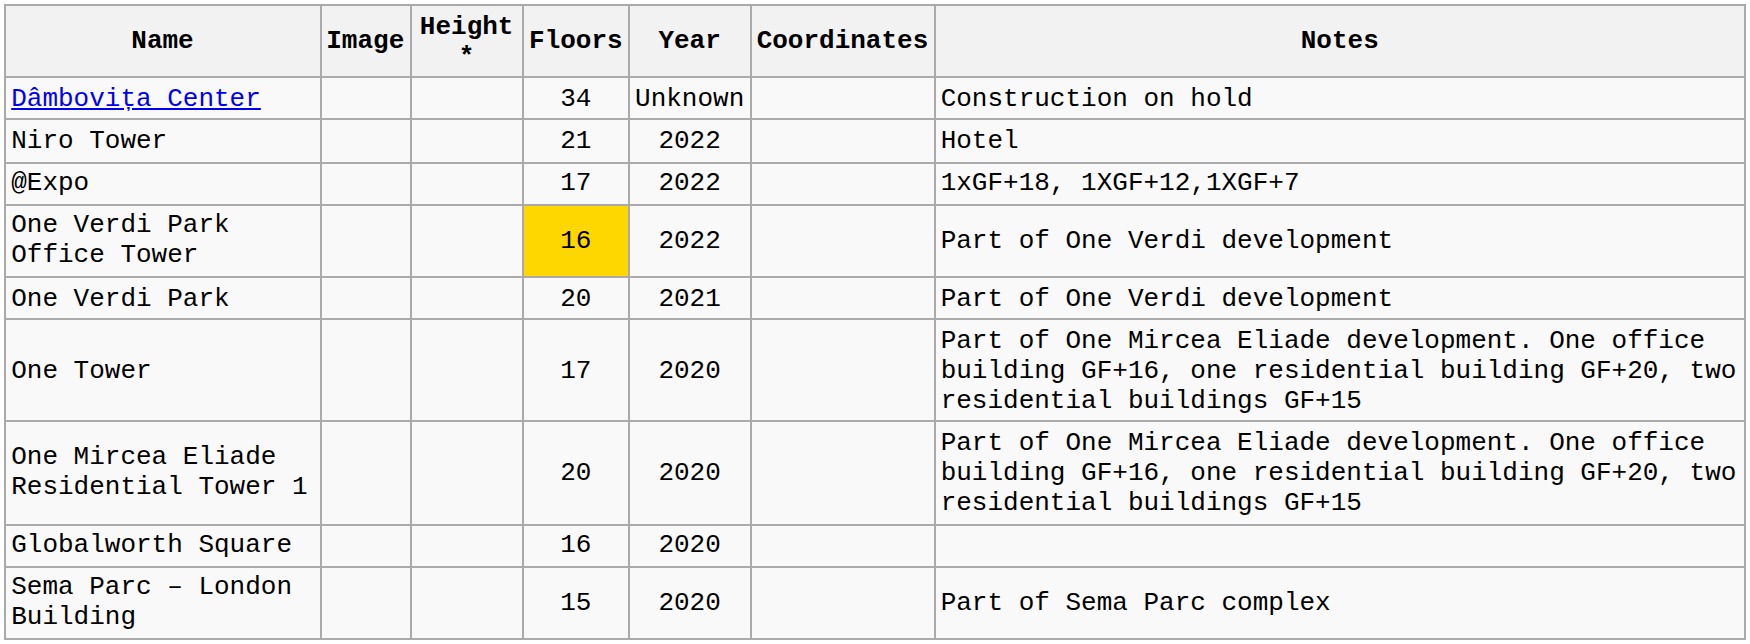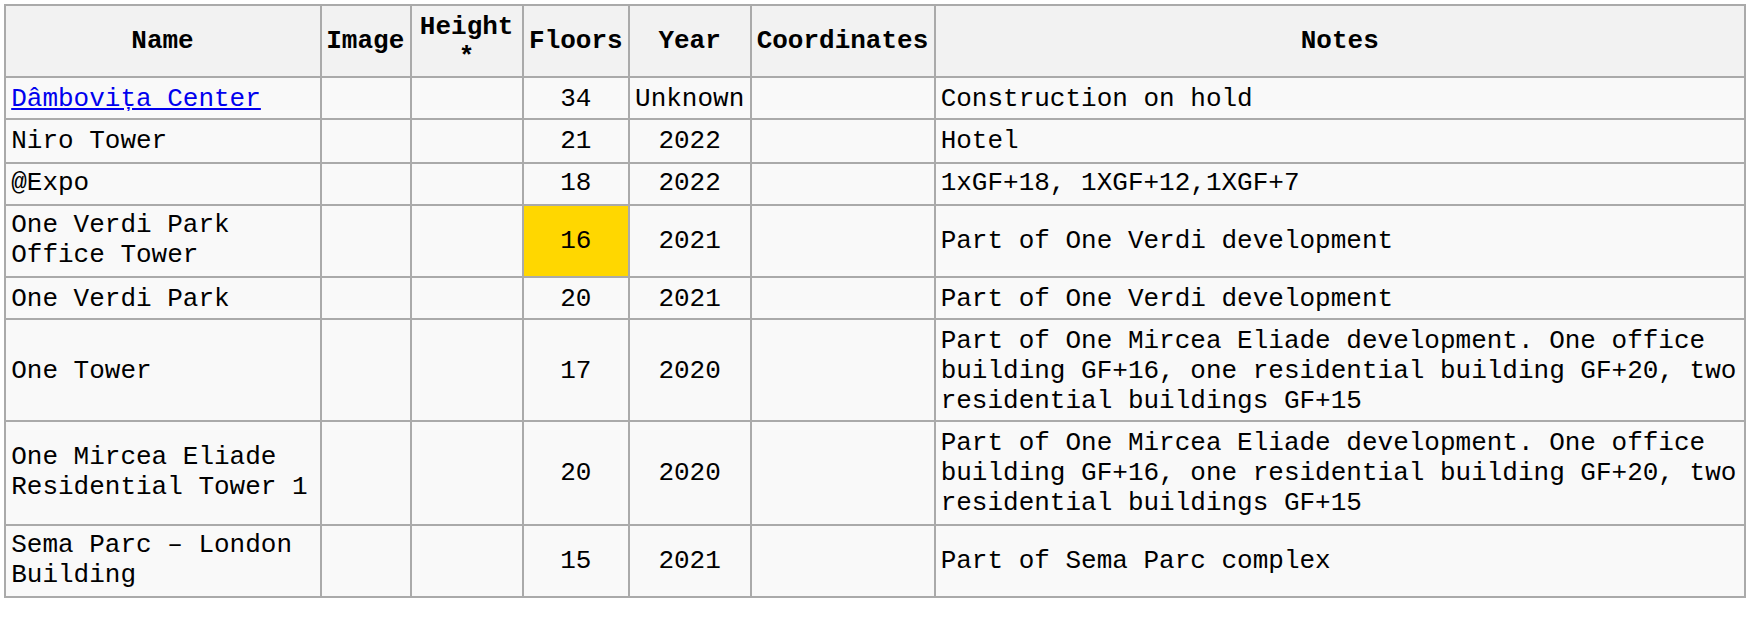(576, 183) 17 -> (576, 183) 18
(690, 241) 2022 -> (690, 241) 2021
- row: (152, 545)
(690, 603) 2020 -> (690, 560) 2021
